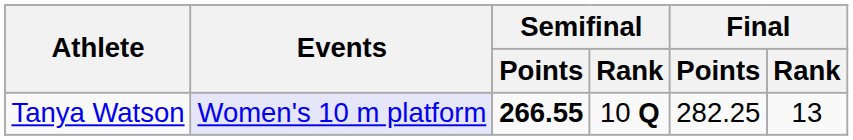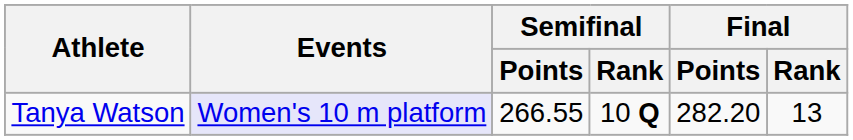(541, 114) bold -> (541, 114) normal
(718, 114) 282.25 -> (718, 114) 282.20
